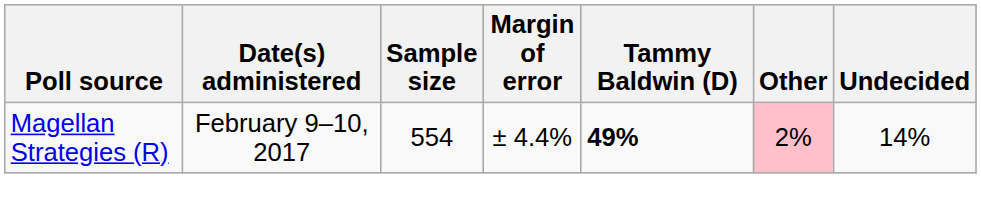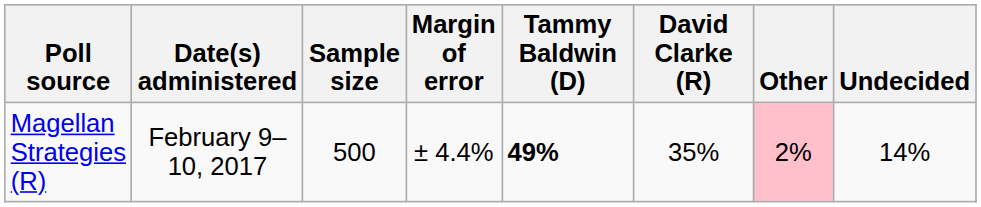+ column: (694, 53)
(432, 137) 554 -> (354, 151) 500
